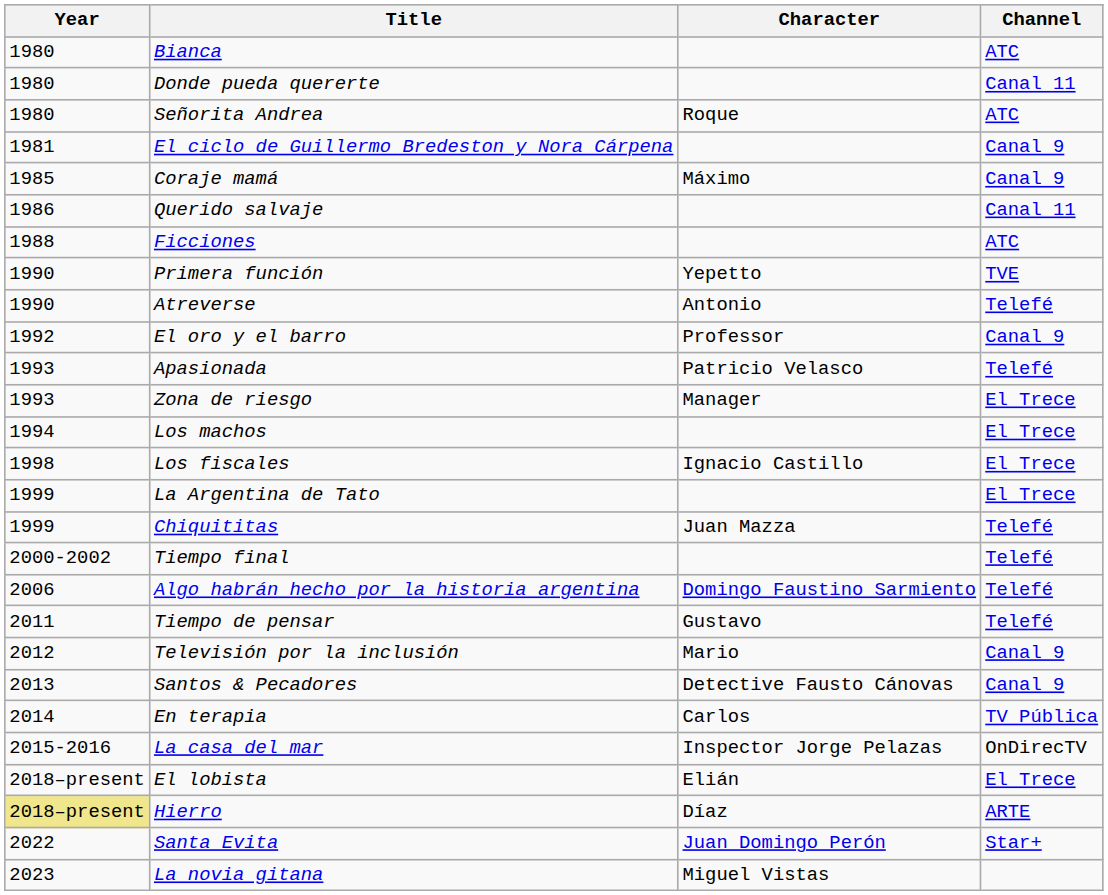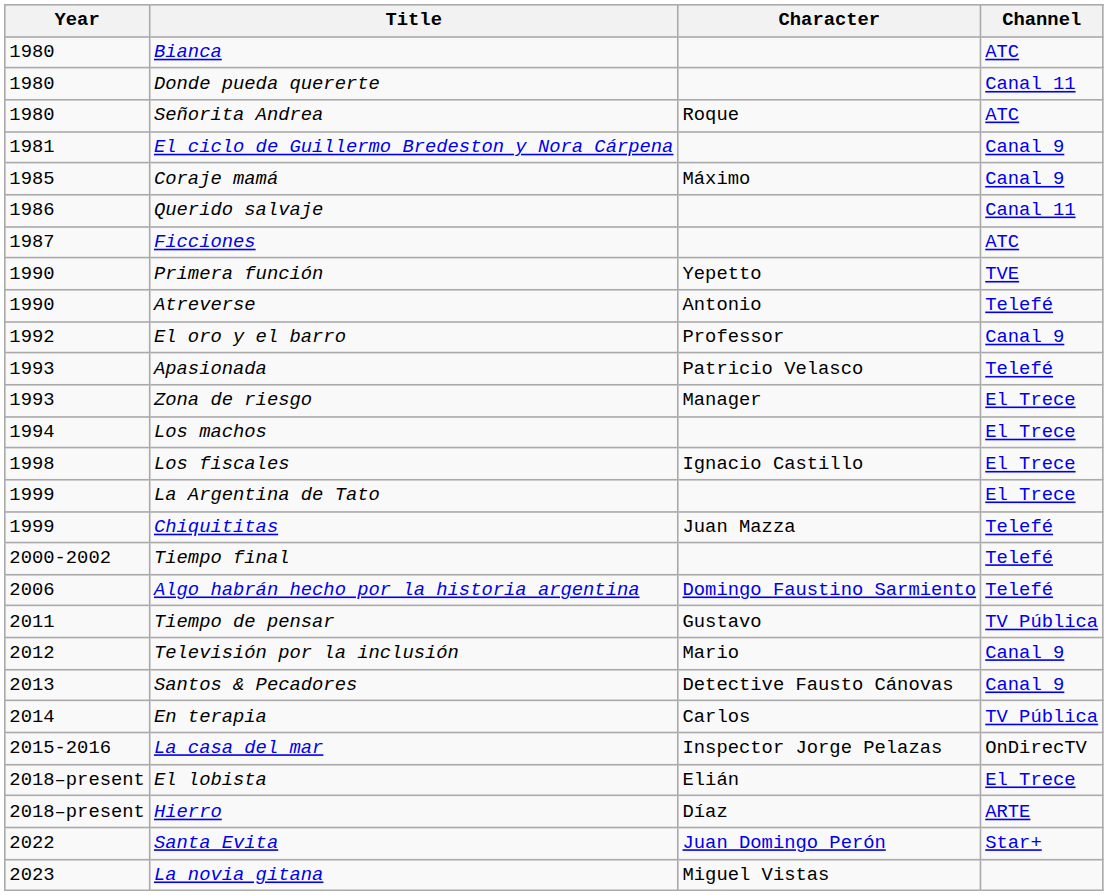(32, 242) 1988 -> (32, 242) 1987
(1019, 622) Telefé -> (1042, 622) TV Pública
(77, 811) khaki background -> (77, 811) no background
